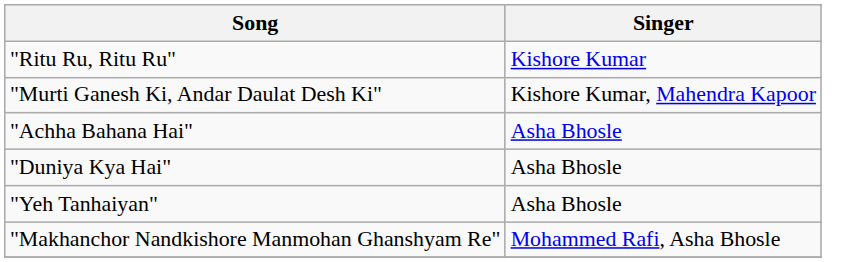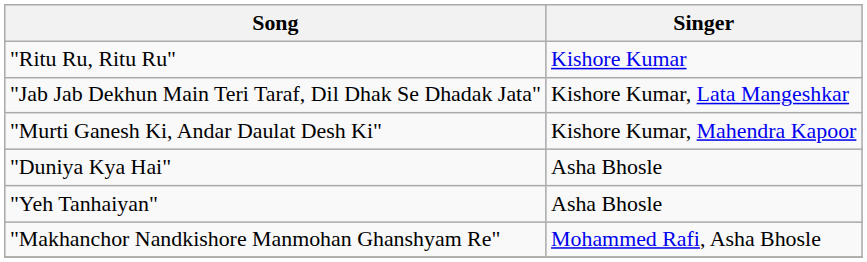+ row: (275, 95)
- row: (101, 131)
